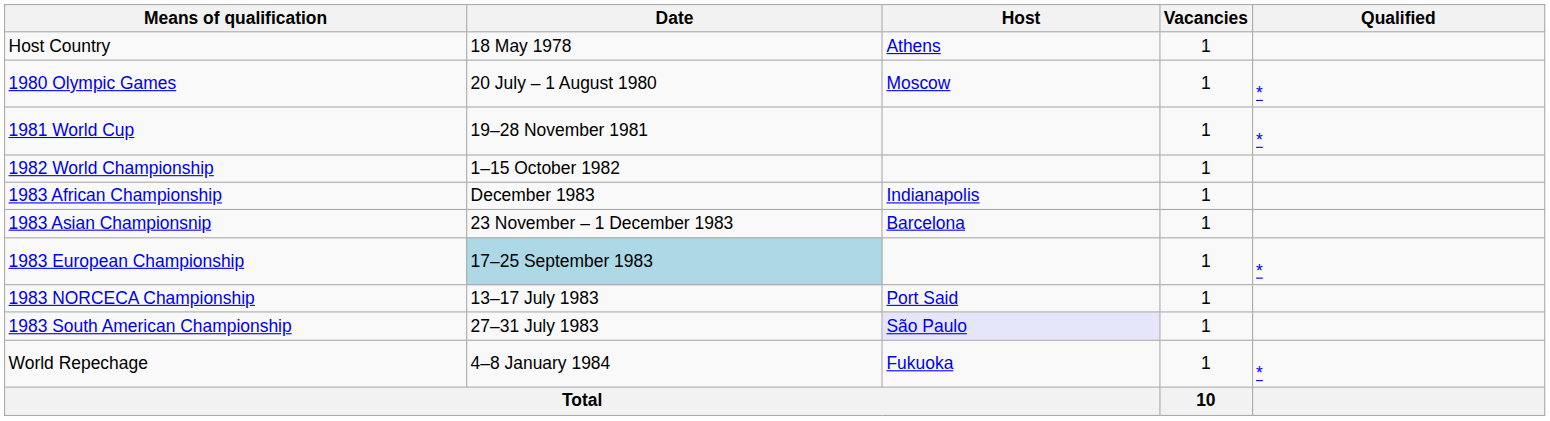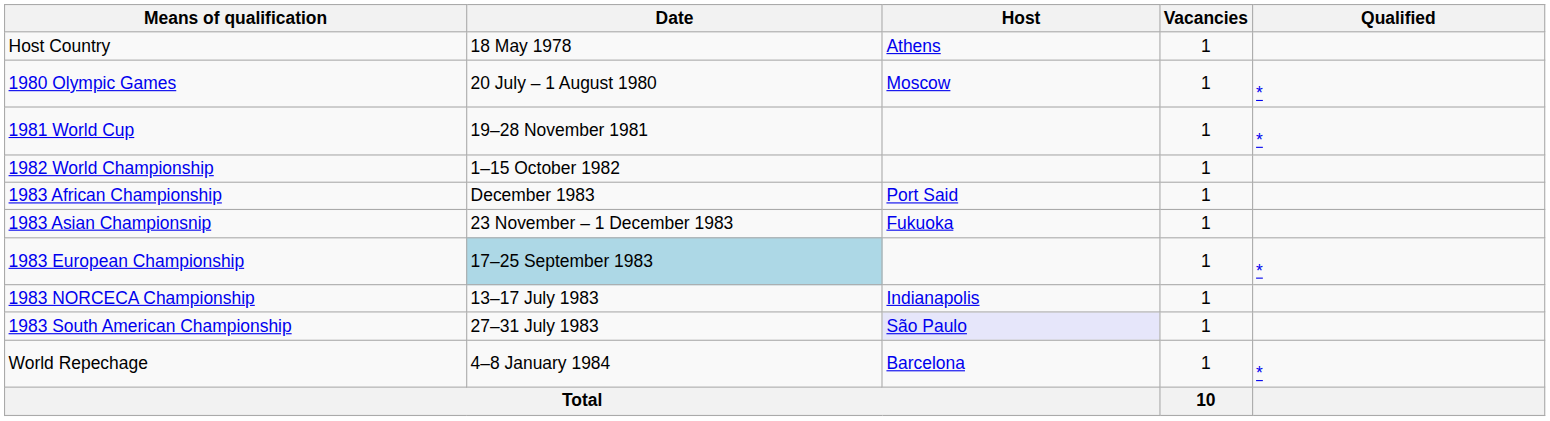(933, 195) Indianapolis -> (922, 195) Port Said
(926, 223) Barcelona -> (920, 223) Fukuoka
(922, 298) Port Said -> (933, 298) Indianapolis
(920, 363) Fukuoka -> (926, 363) Barcelona
